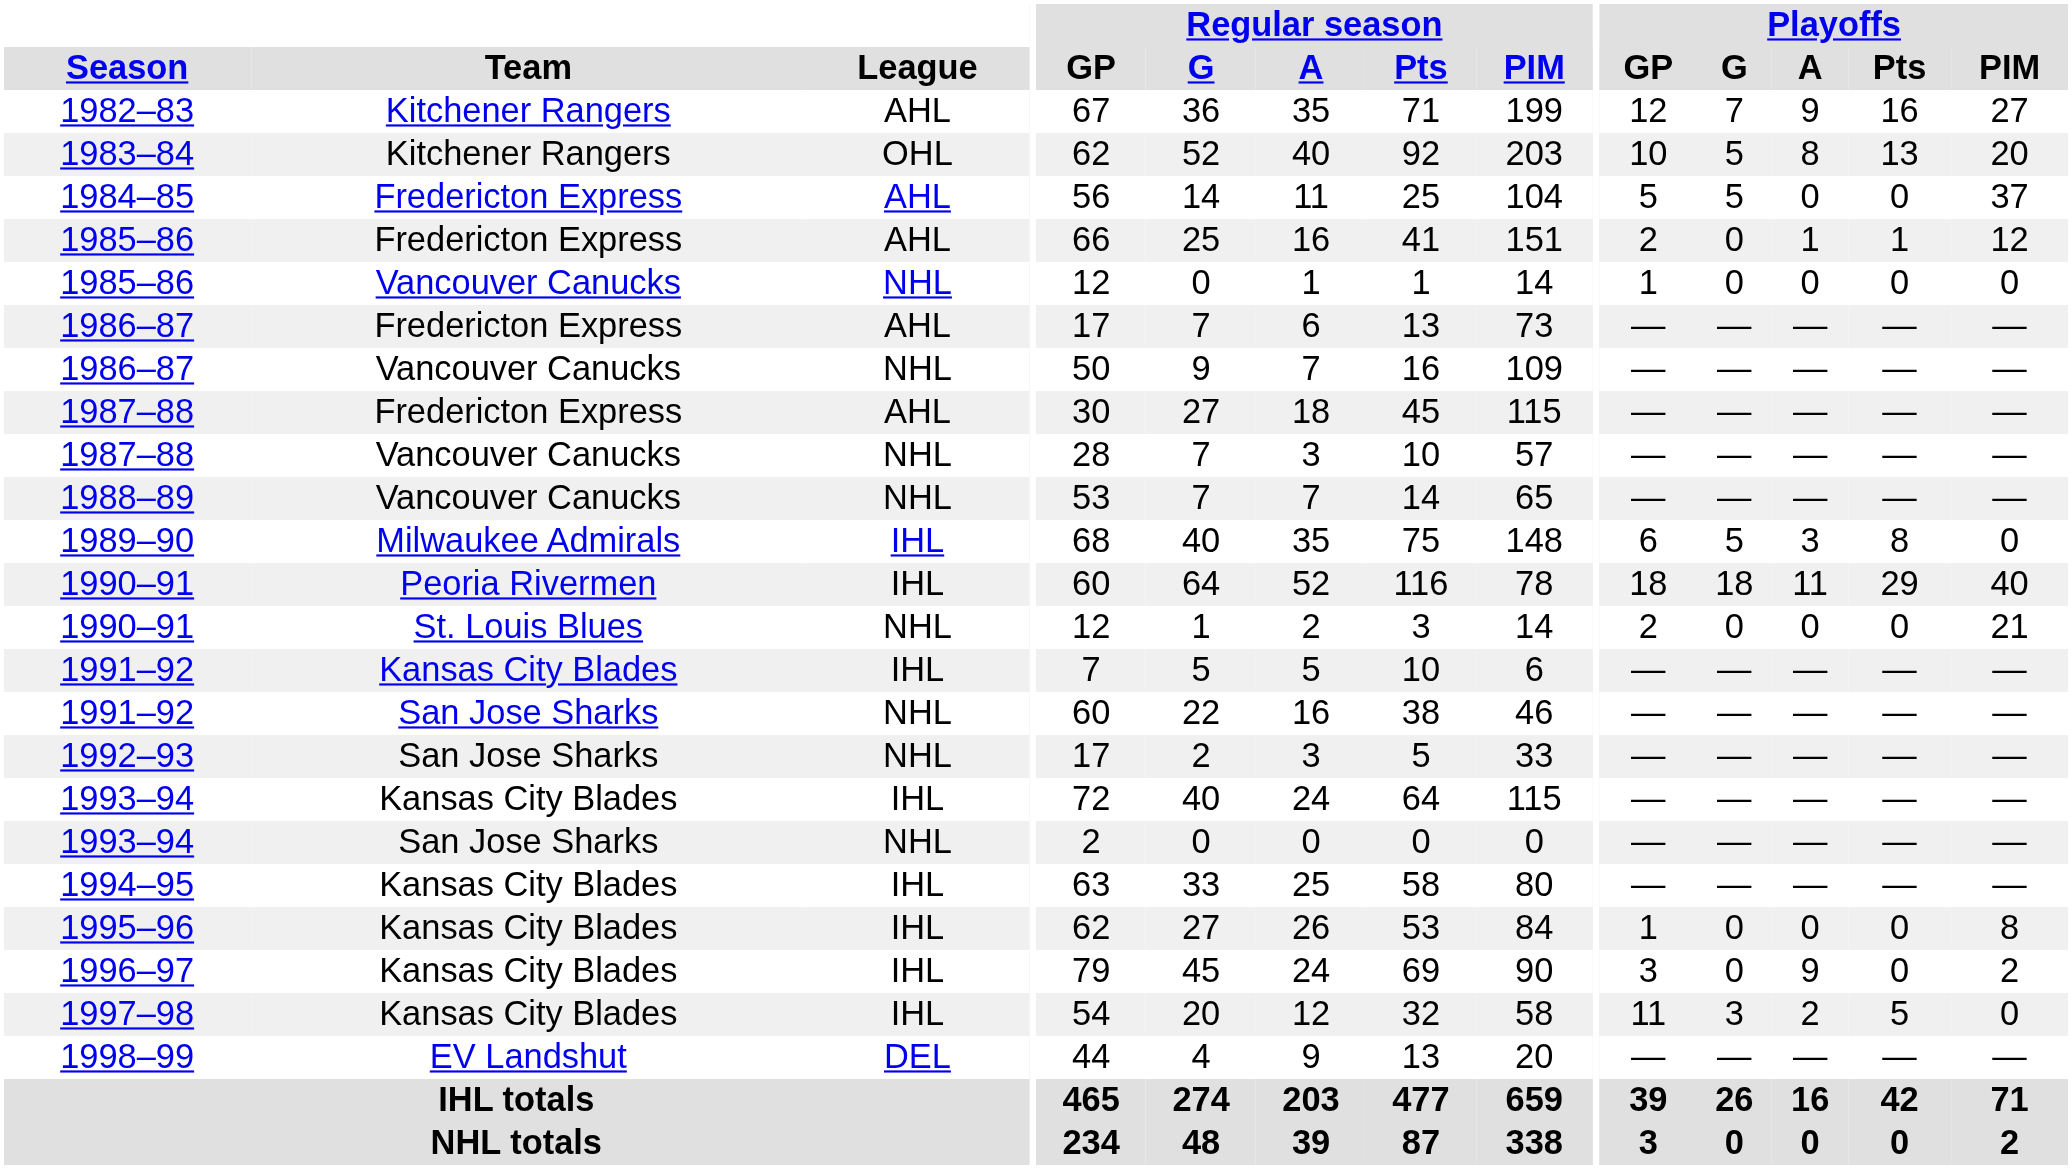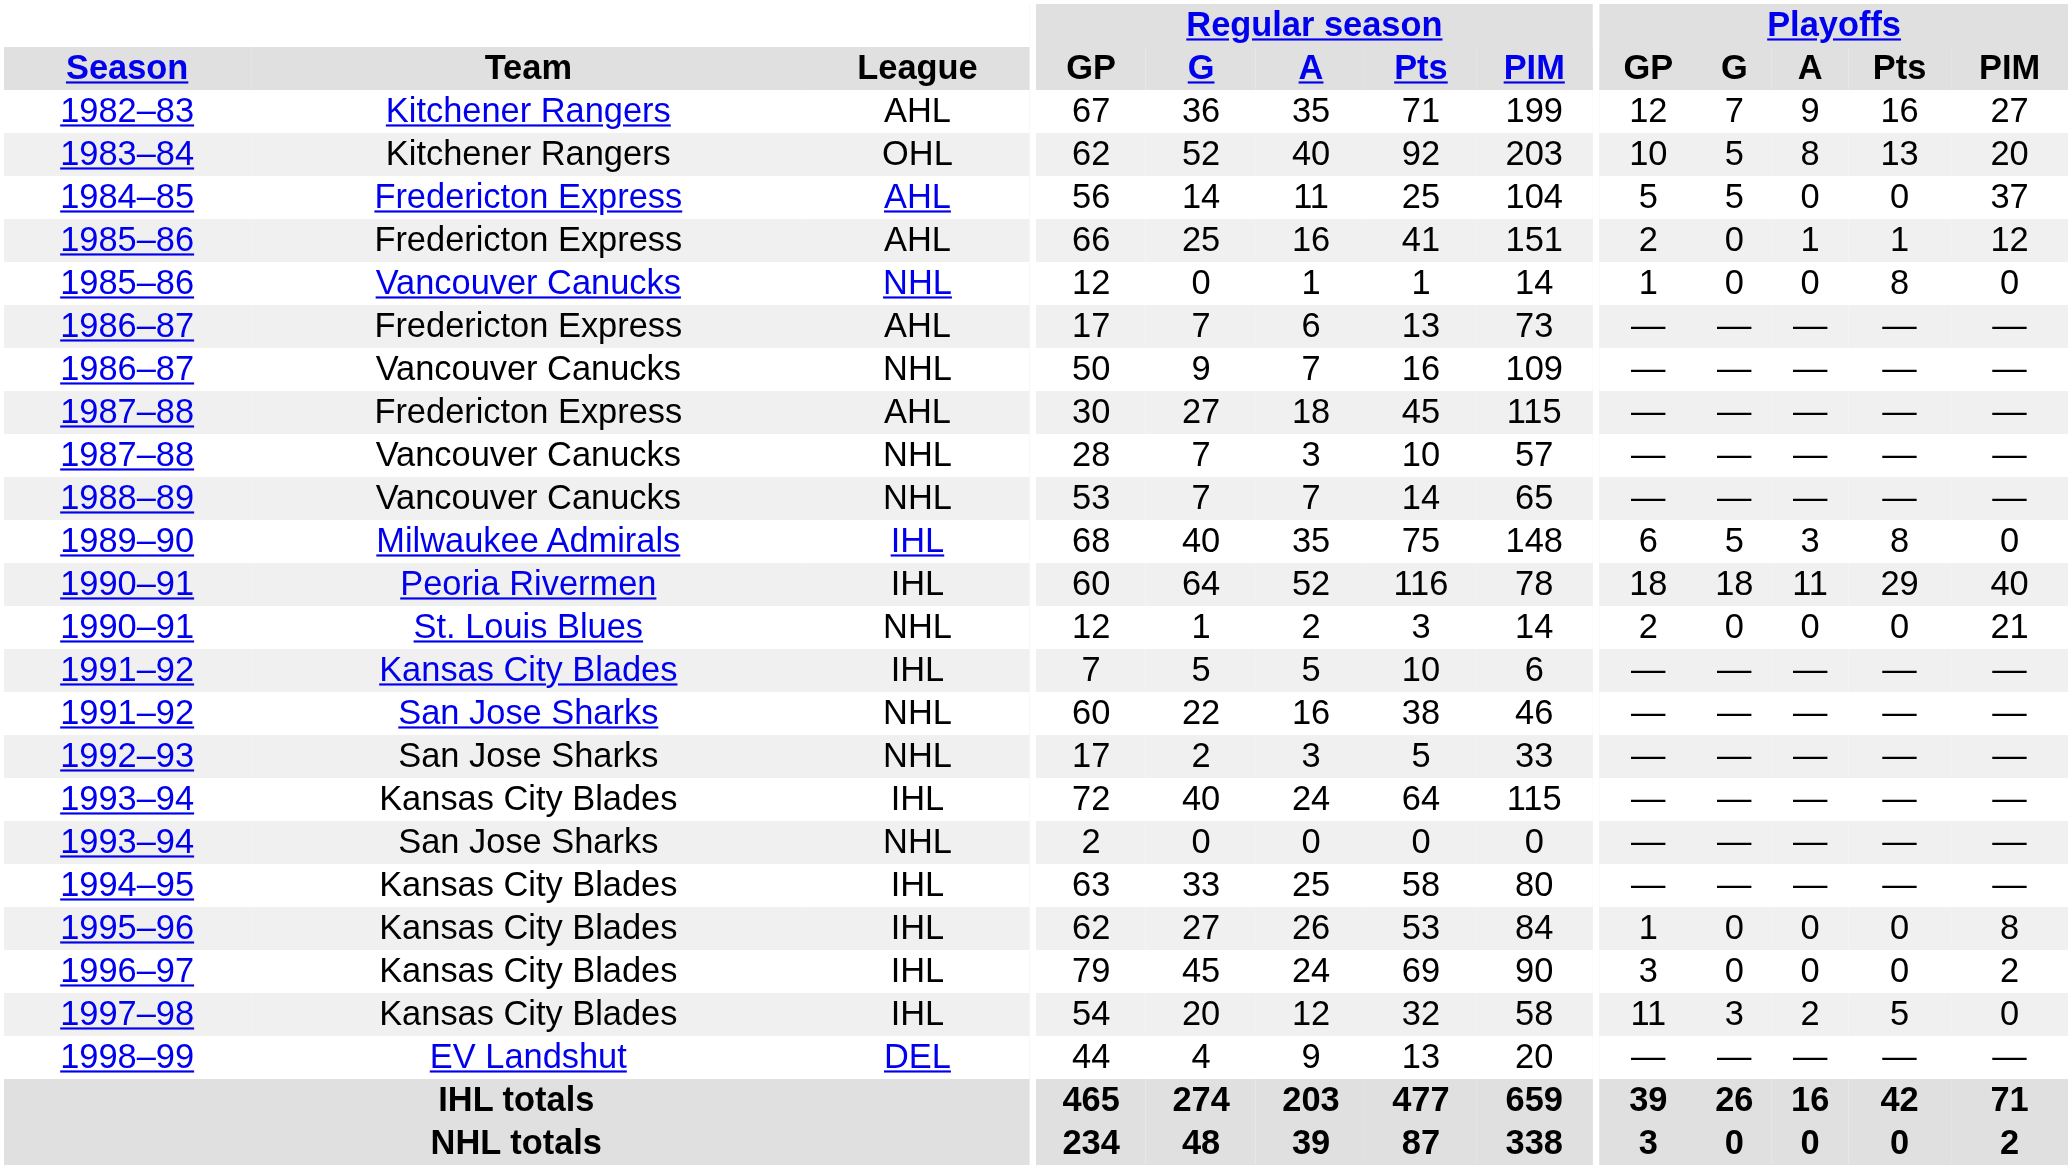(1900, 282) 0 -> (1900, 282) 8
(1810, 970) 9 -> (1810, 970) 0
